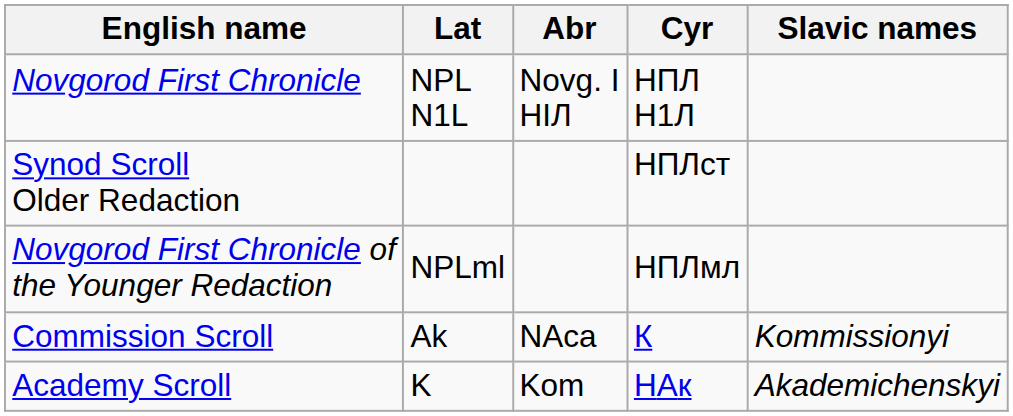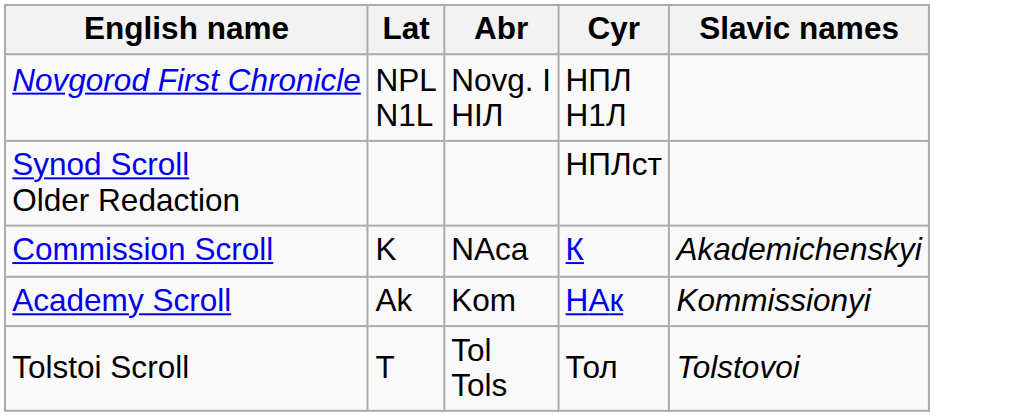- row: (204, 268)
(429, 335) Ak -> (386, 250) K
(852, 335) Kommissionyi -> (799, 250) Akademichenskyi
(421, 385) K -> (394, 300) Ak
(877, 385) Akademichenskyi -> (774, 300) Kommissionyi
+ row: (101, 368)
